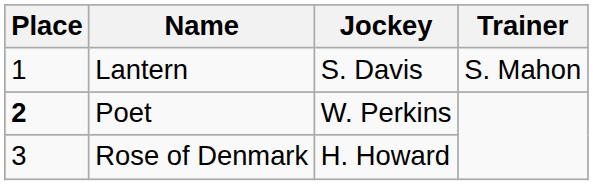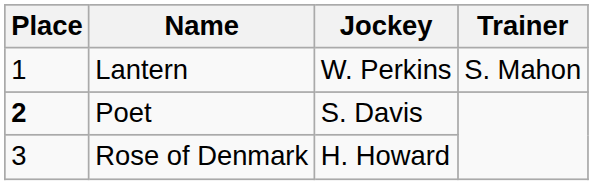(372, 69) S. Davis -> (386, 69) W. Perkins
(386, 112) W. Perkins -> (372, 112) S. Davis
